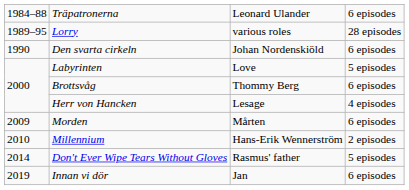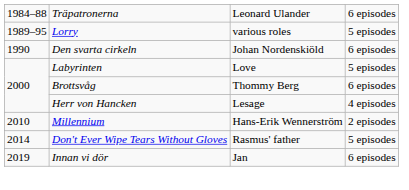(375, 31) 28 episodes -> (372, 31) 5 episodes
- row: (70, 121)
